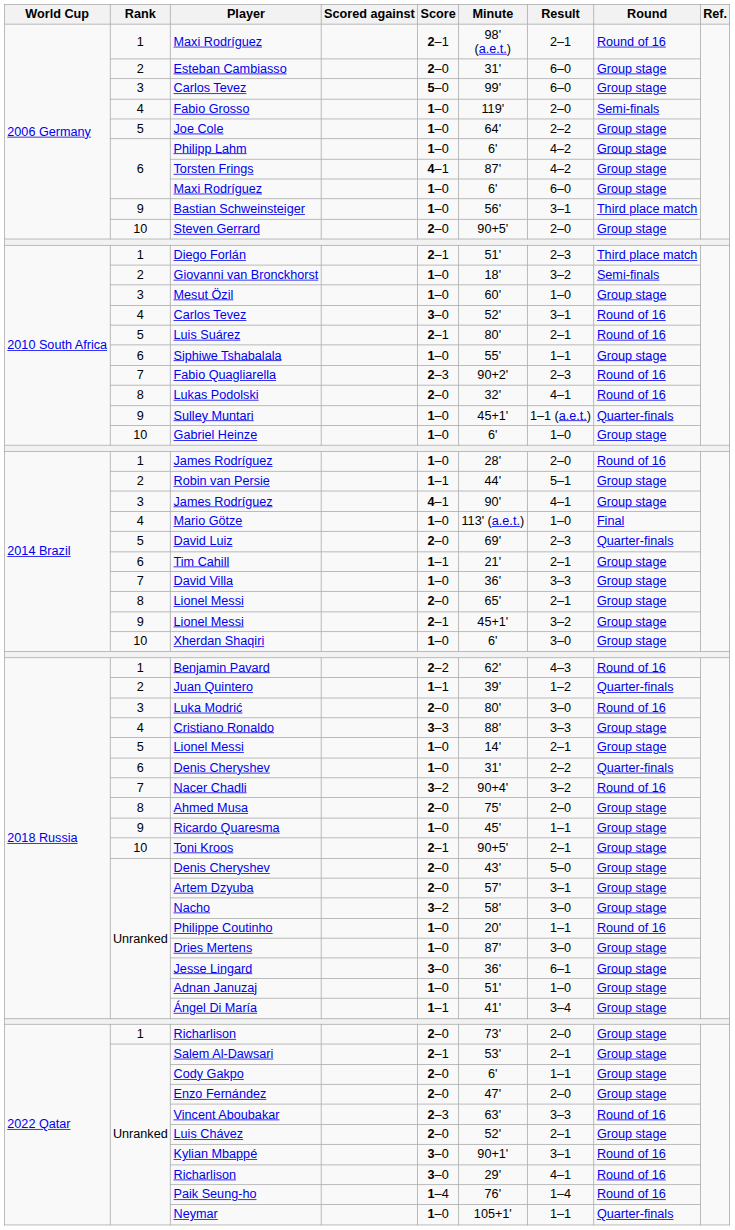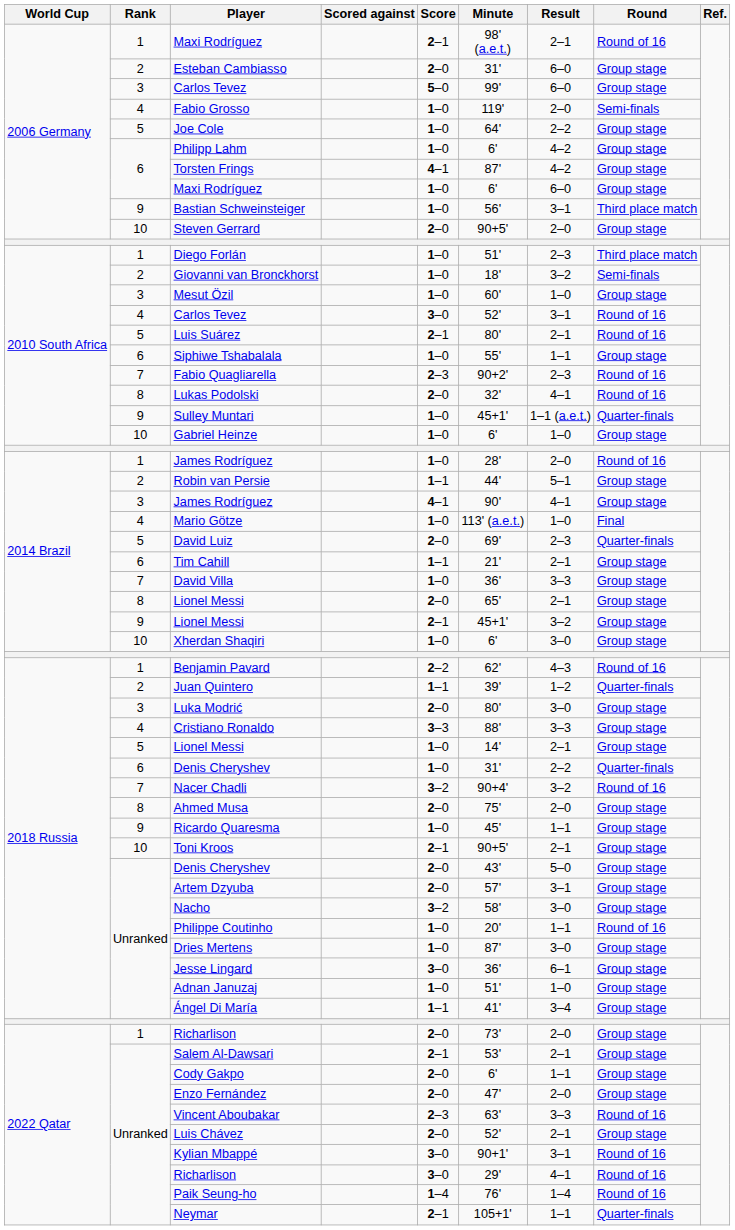(438, 255) 2–1 -> (438, 255) 1–0
(631, 707) Round of 16 -> (632, 707) Group stage
(438, 1214) 1–0 -> (438, 1214) 2–1
